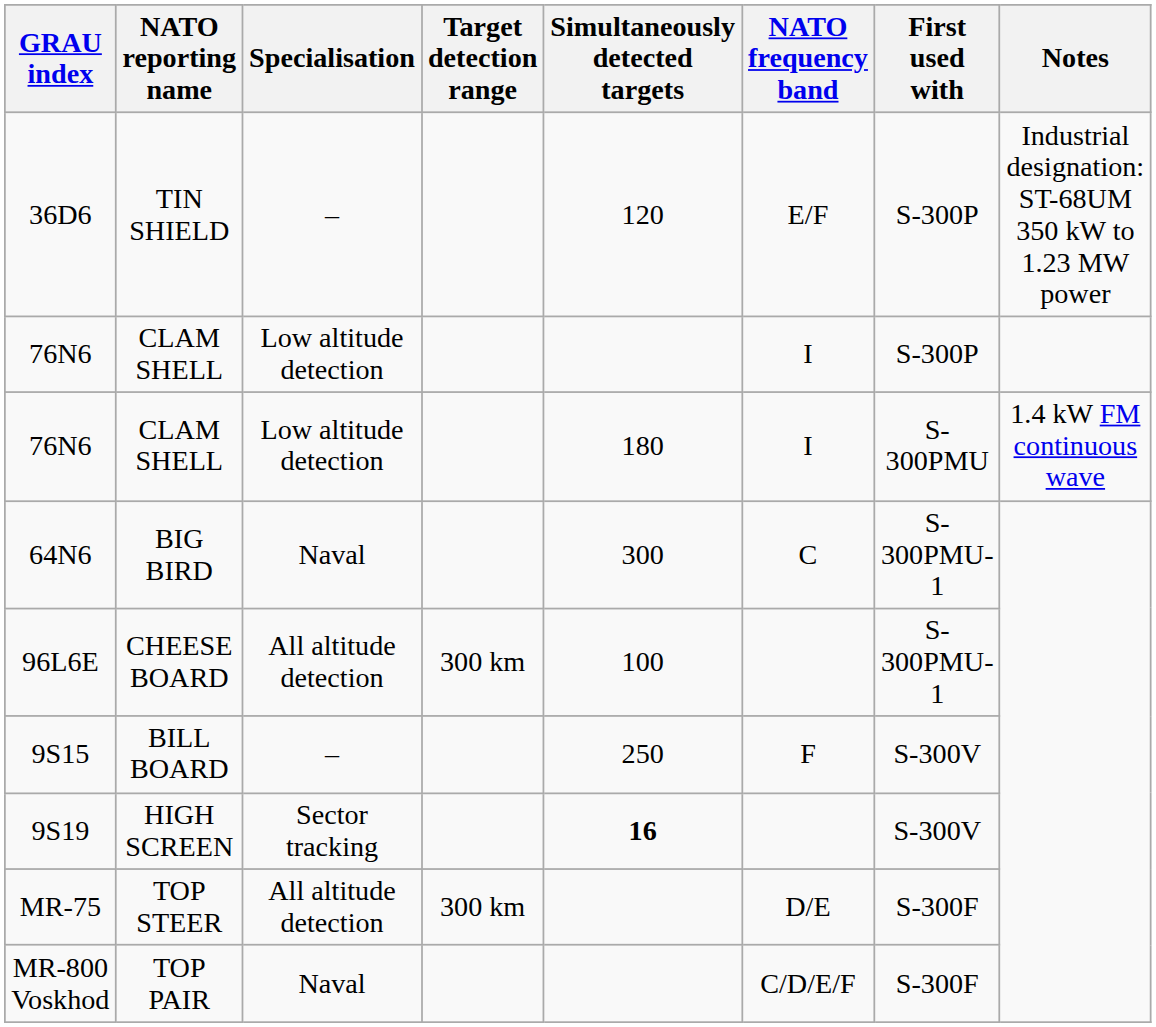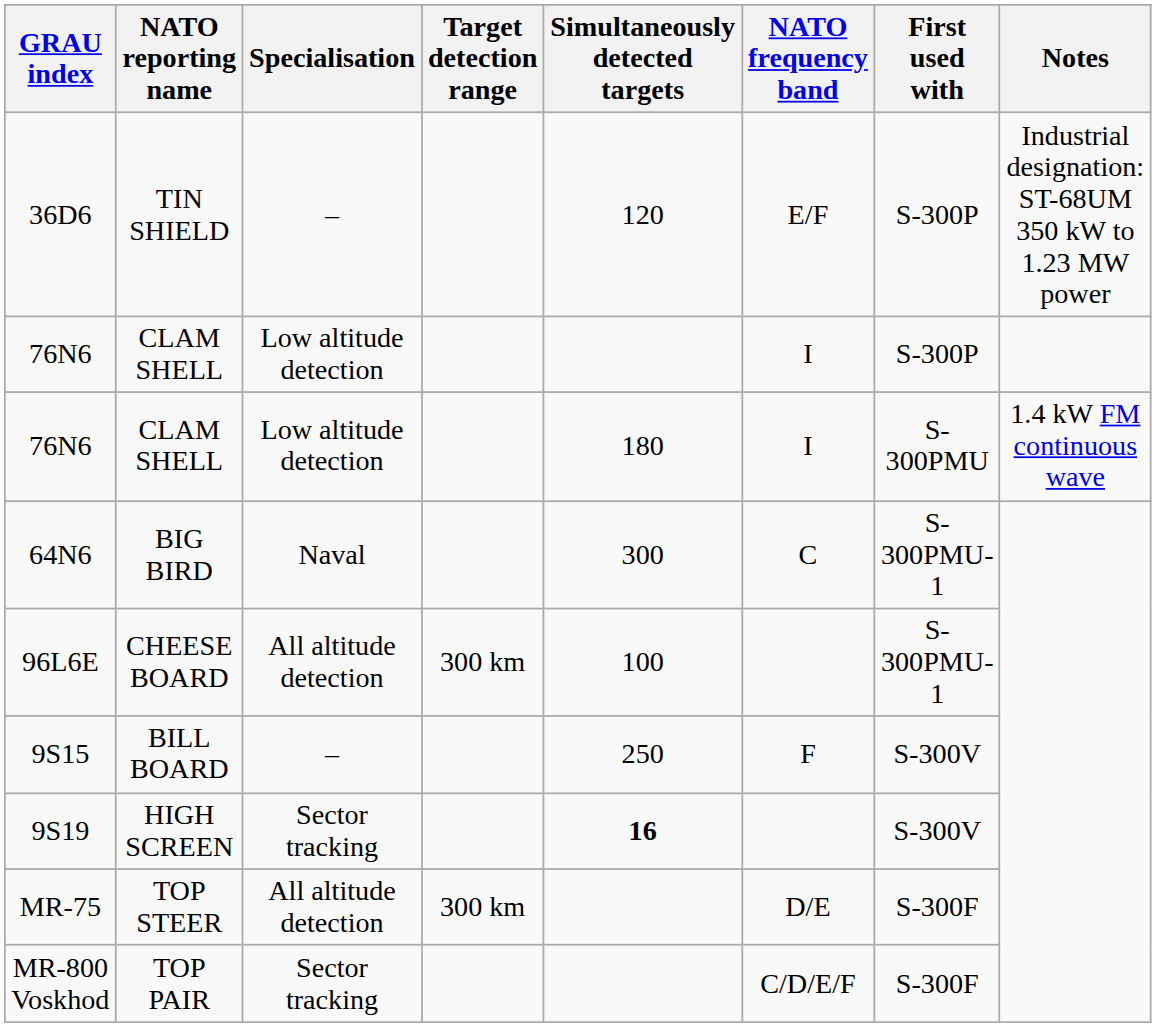(332, 983) Naval -> (332, 983) Sector tracking
